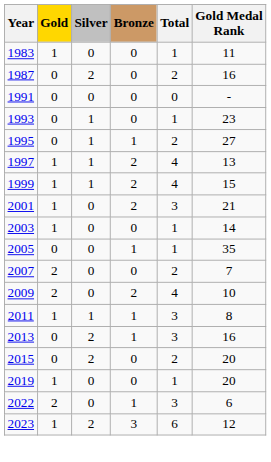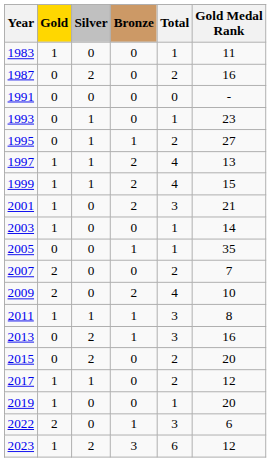+ row: (21, 381)
